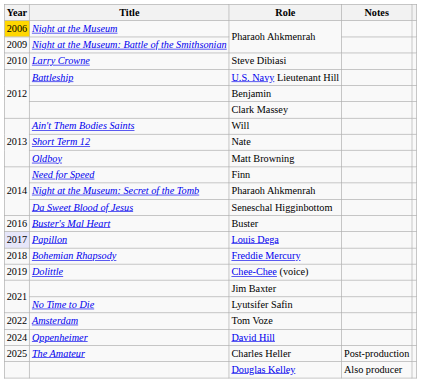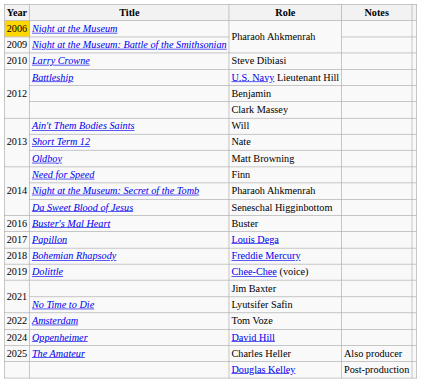(17, 239) lavender background -> (17, 239) no background
(377, 353) Post-production -> (373, 353) Also producer
(373, 369) Also producer -> (377, 369) Post-production
